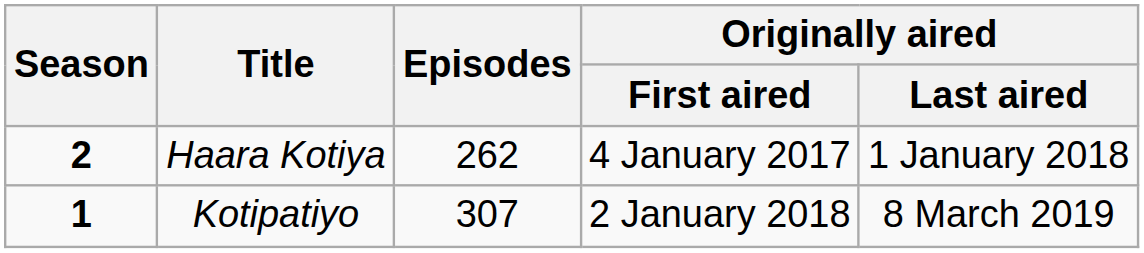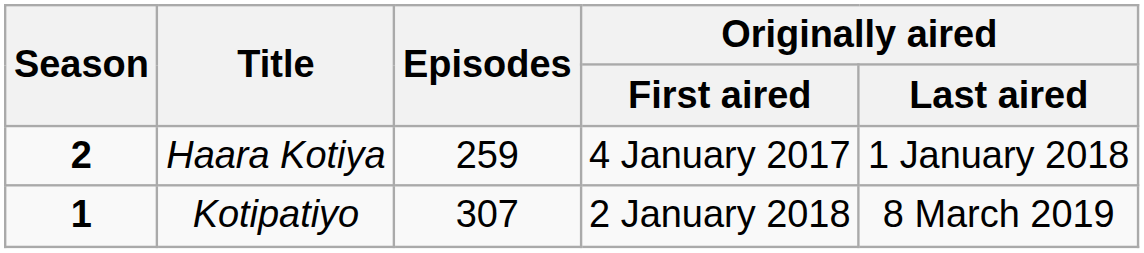(487, 154) 262 -> (487, 154) 259
